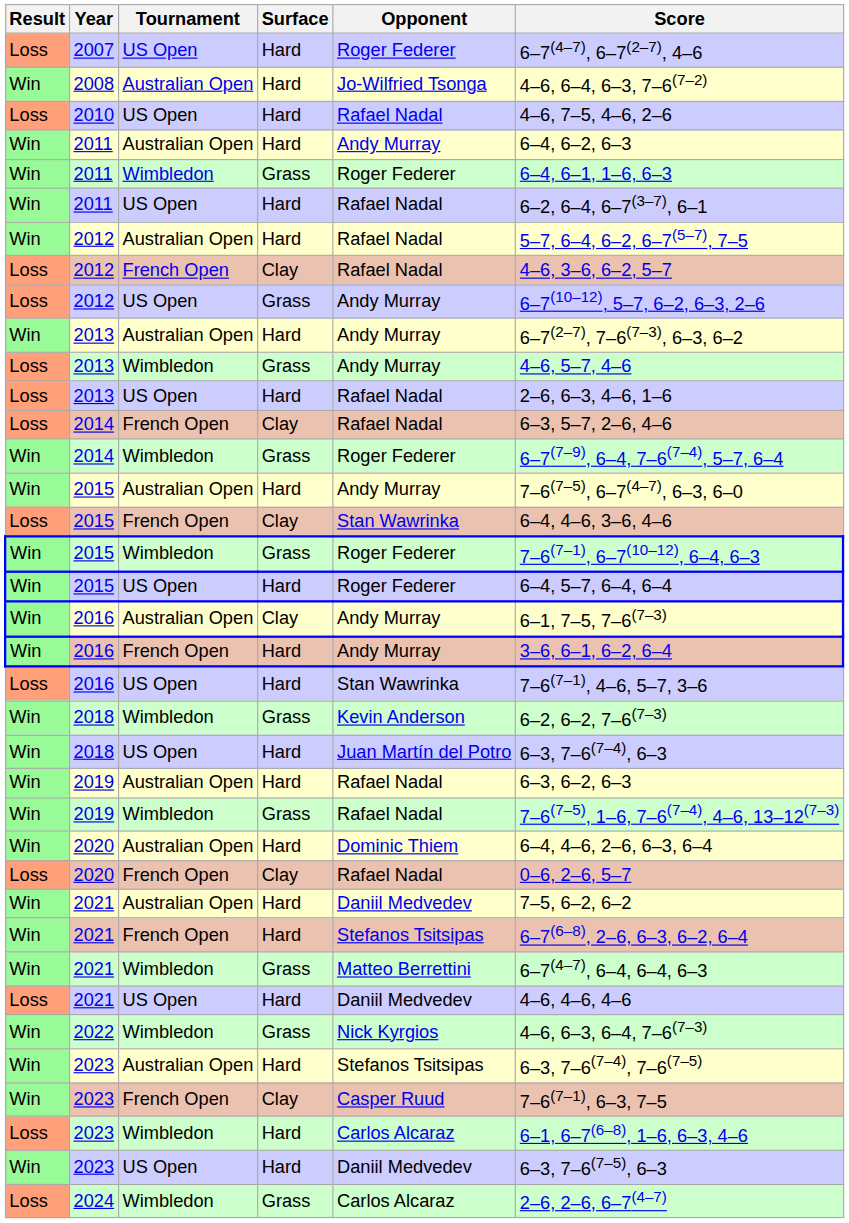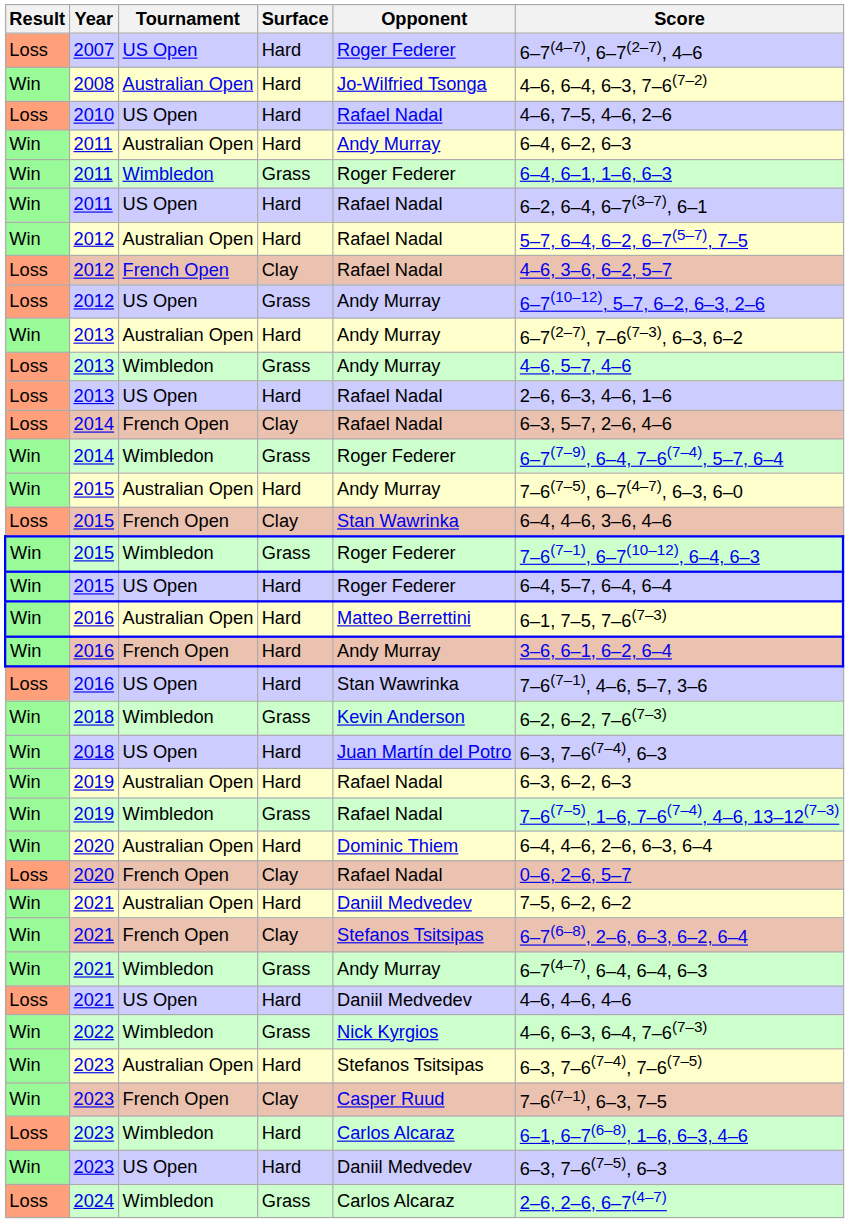(280, 618) Clay -> (281, 618) Hard
(389, 618) Andy Murray -> (404, 618) Matteo Berrettini
(281, 935) Hard -> (280, 935) Clay
(404, 968) Matteo Berrettini -> (389, 968) Andy Murray
